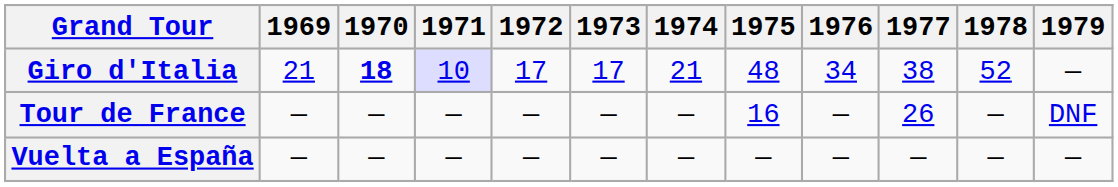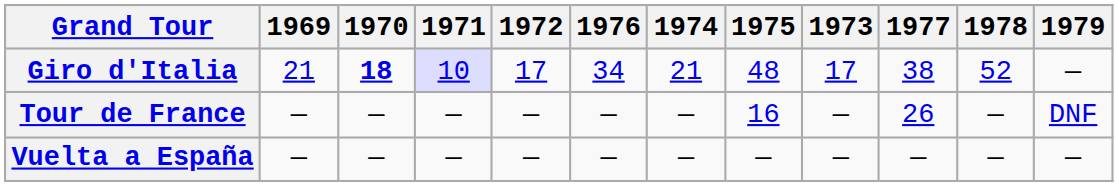columns swapped: (609, 27) <-> (841, 27)
